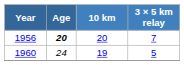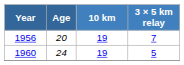(61, 38) bold -> (61, 38) normal
(102, 38) 20 -> (102, 38) 19
